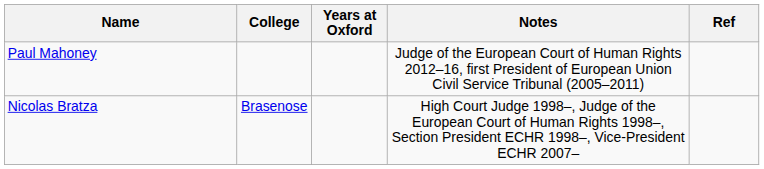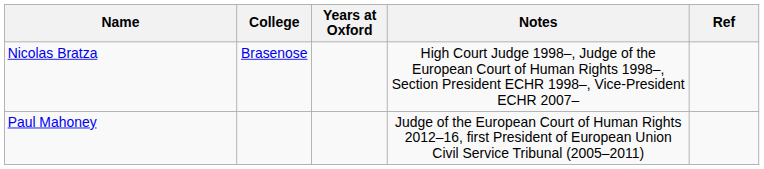rows swapped: (53, 106) <-> (52, 53)
